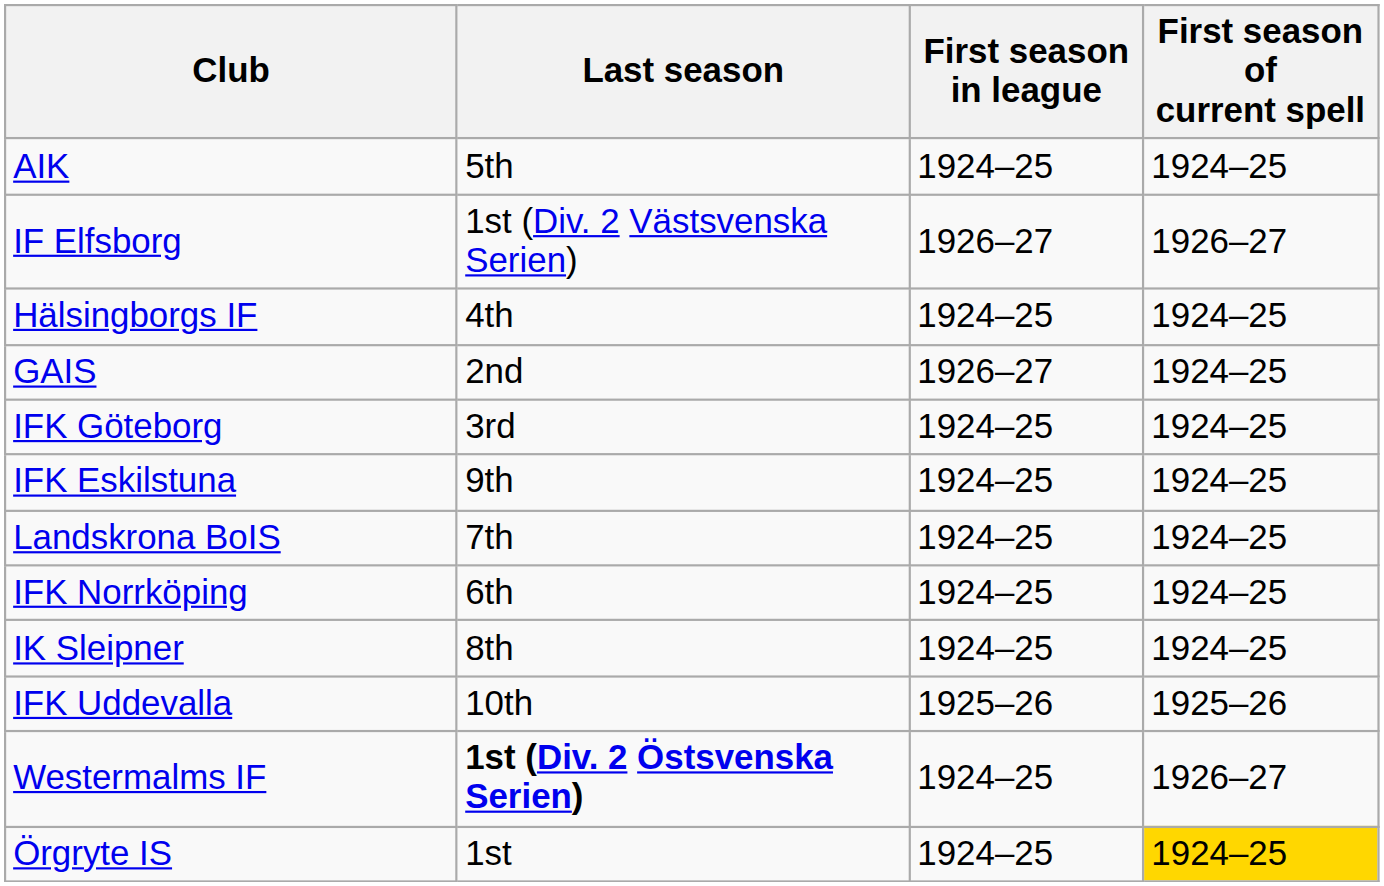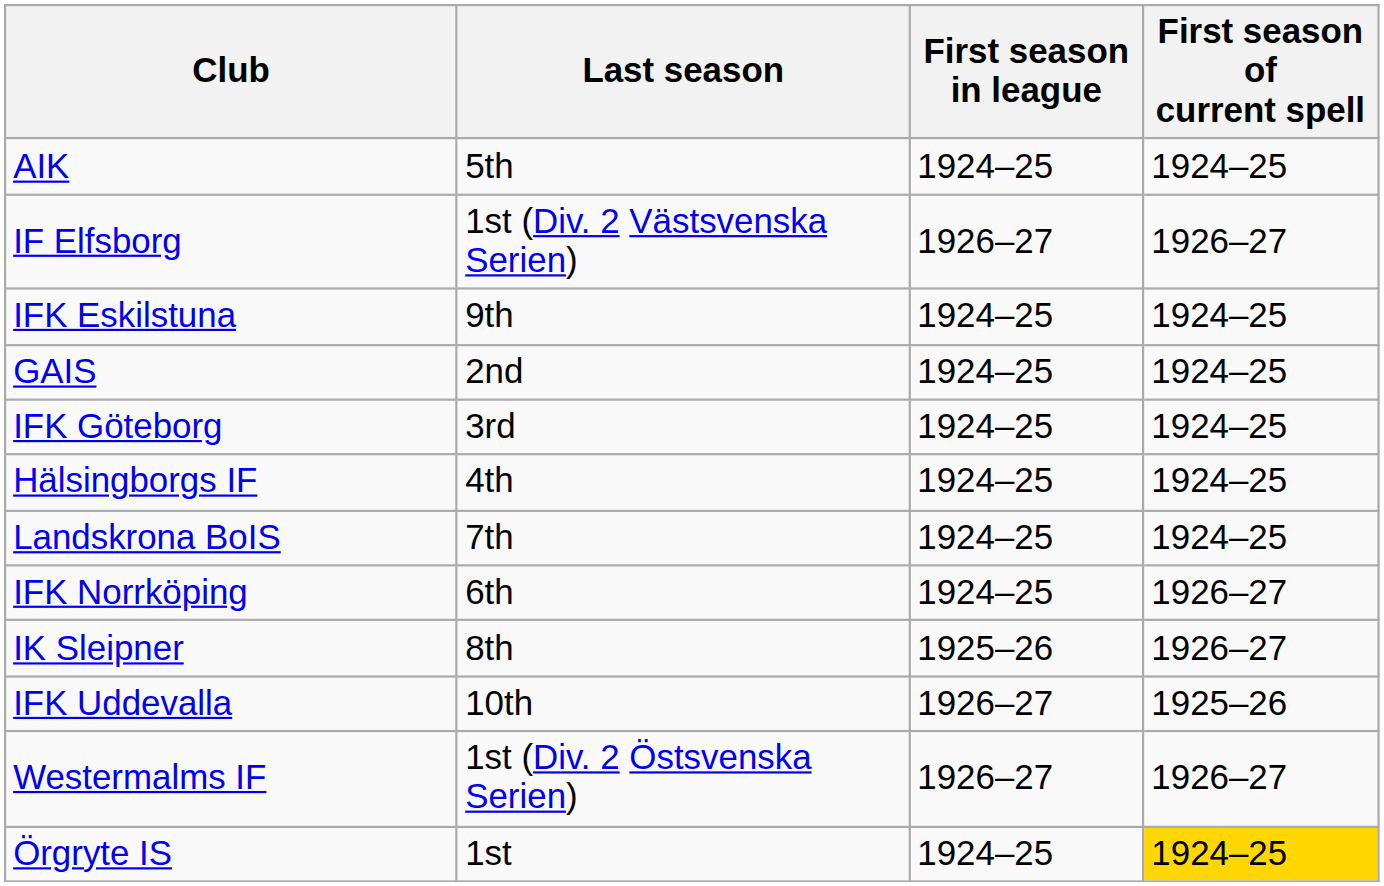rows swapped: (125, 481) <-> (135, 315)
(985, 371) 1926–27 -> (985, 371) 1924–25
(1219, 592) 1924–25 -> (1219, 592) 1926–27
(985, 647) 1924–25 -> (985, 647) 1925–26
(1219, 647) 1924–25 -> (1219, 647) 1926–27
(985, 703) 1925–26 -> (985, 703) 1926–27
(649, 777) bold -> (638, 777) normal
(985, 777) 1924–25 -> (985, 777) 1926–27
